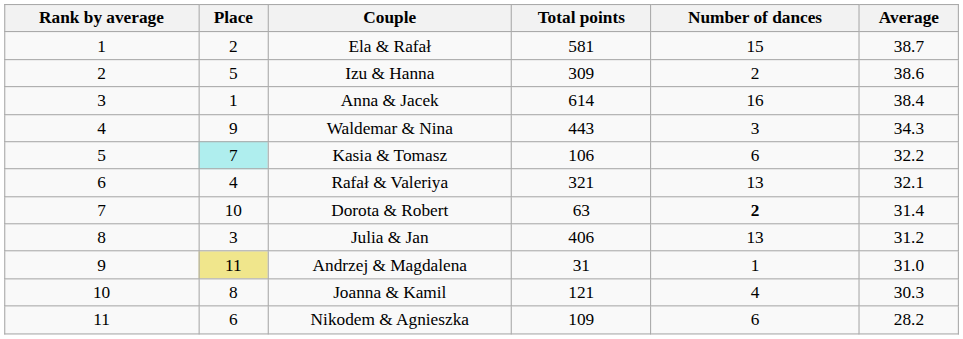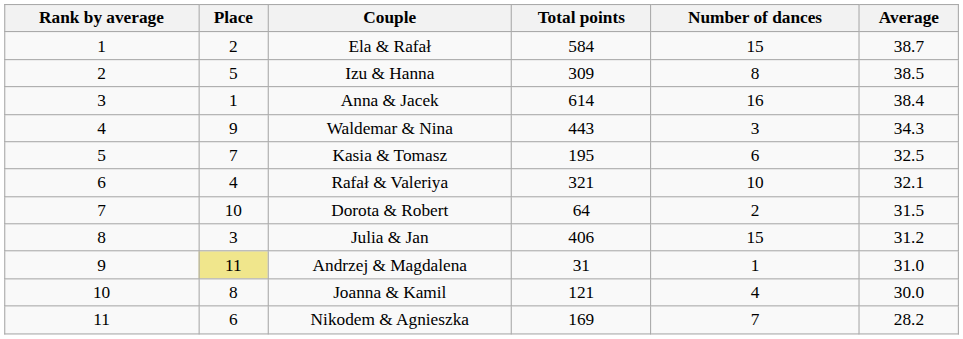(581, 45) 581 -> (581, 45) 584
(755, 73) 2 -> (755, 73) 8
(909, 73) 38.6 -> (909, 73) 38.5
(233, 155) paleturquoise background -> (233, 155) no background
(581, 155) 106 -> (581, 155) 195
(909, 155) 32.2 -> (909, 155) 32.5
(755, 182) 13 -> (755, 182) 10
(581, 210) 63 -> (581, 210) 64
(755, 210) bold -> (755, 210) normal
(909, 210) 31.4 -> (909, 210) 31.5
(755, 237) 13 -> (755, 237) 15
(909, 292) 30.3 -> (909, 292) 30.0
(581, 319) 109 -> (581, 319) 169
(755, 319) 6 -> (755, 319) 7
